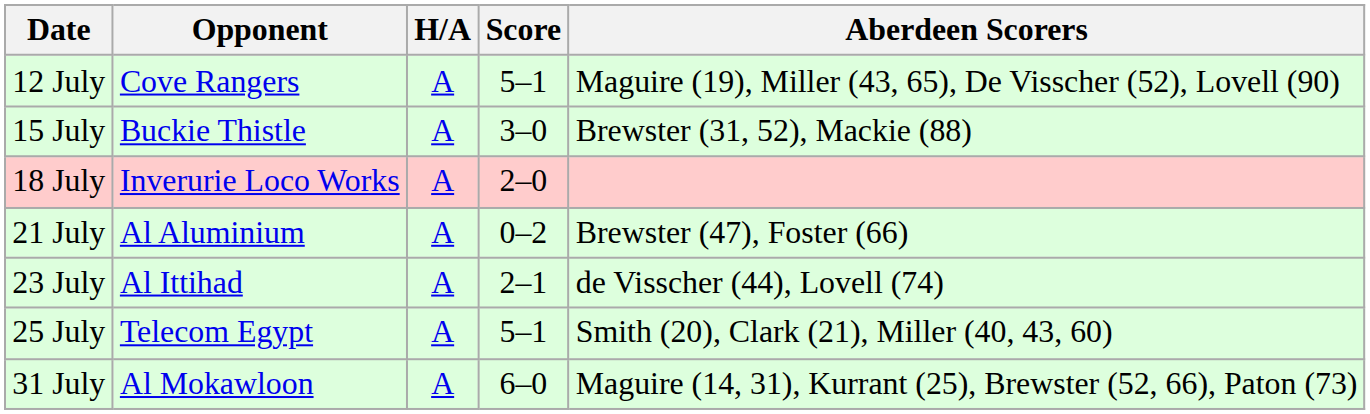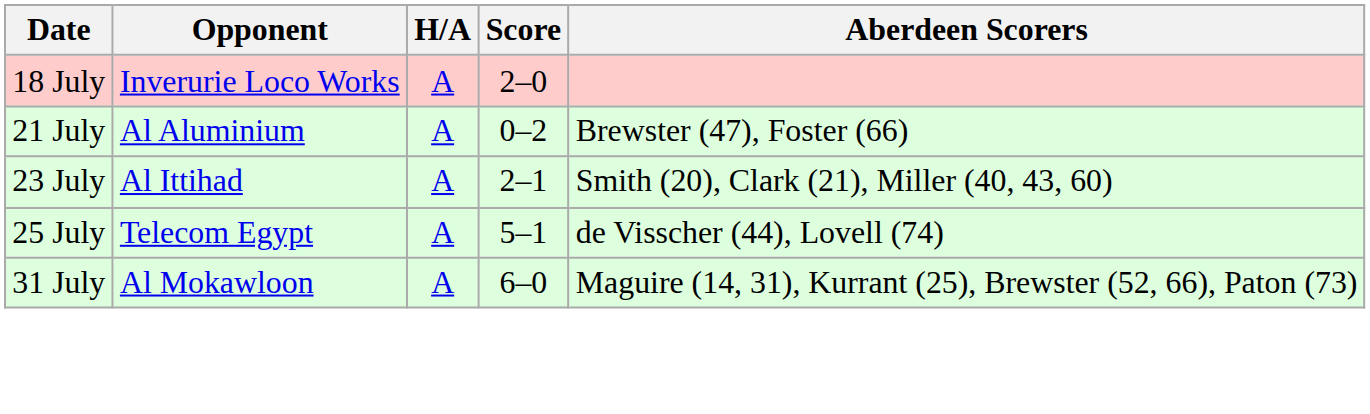- row: (59, 80)
- row: (59, 130)
(760, 282) de Visscher (44), Lovell (74) -> (844, 181) Smith (20), Clark (21), Miller (40, 43, 60)
(844, 332) Smith (20), Clark (21), Miller (40, 43, 60) -> (760, 231) de Visscher (44), Lovell (74)
